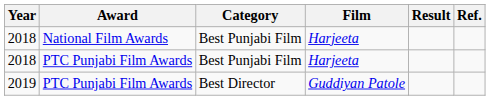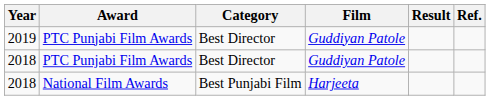rows swapped: (22, 38) <-> (22, 83)
(250, 60) Best Punjabi Film -> (237, 60) Best Director
(333, 60) Harjeeta -> (357, 60) Guddiyan Patole
